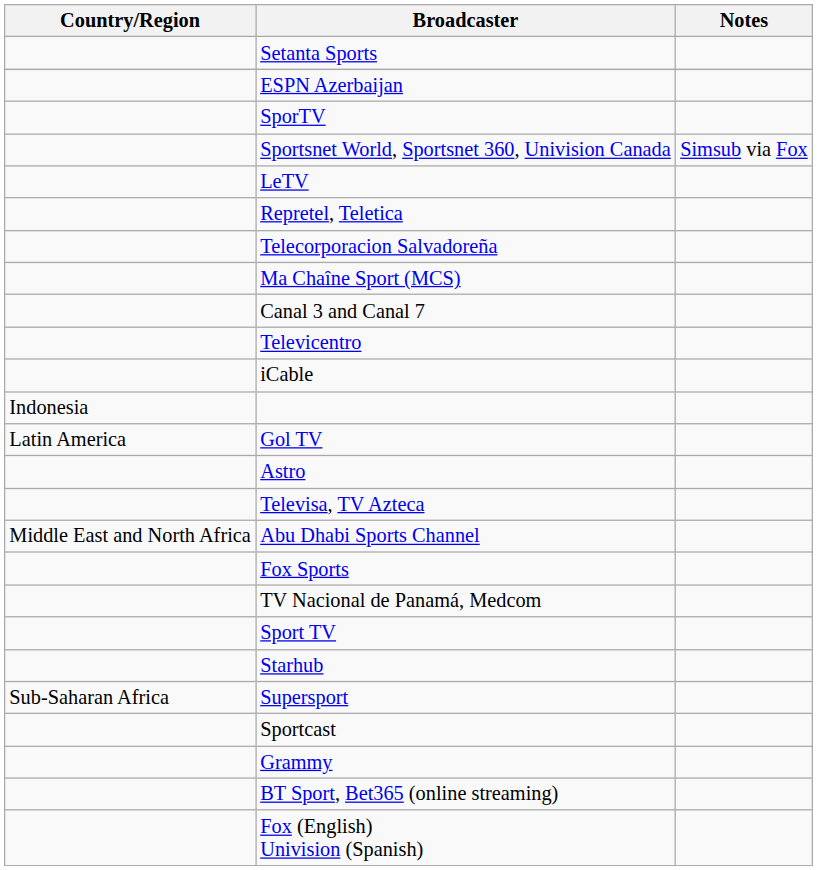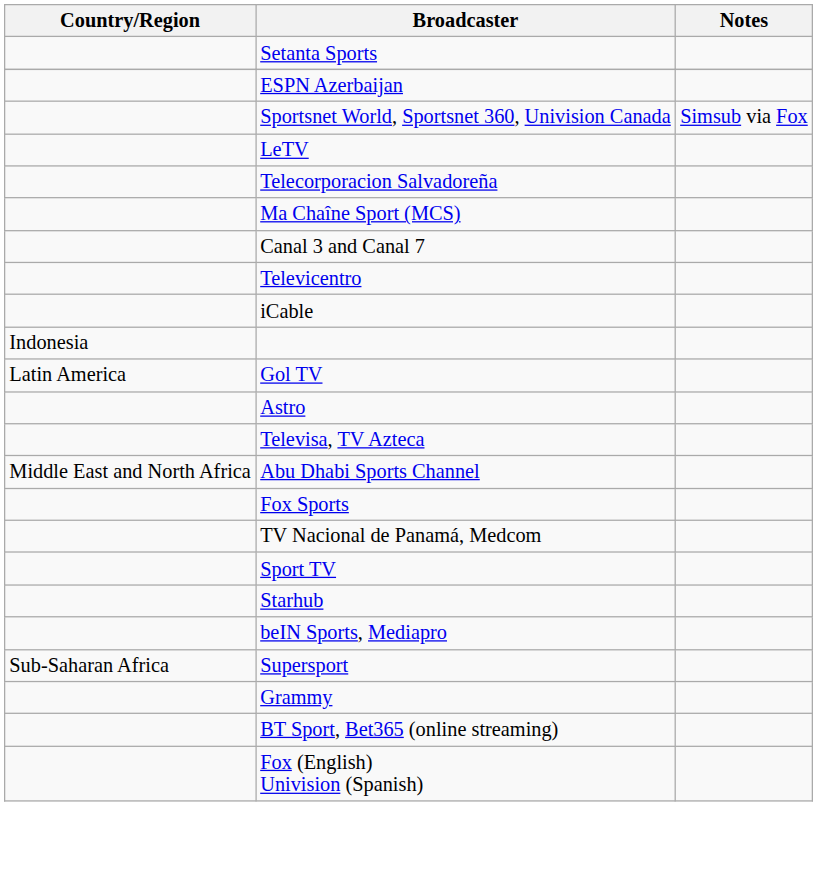- row: (130, 117)
- row: (130, 214)
+ row: (130, 633)
- row: (130, 730)
